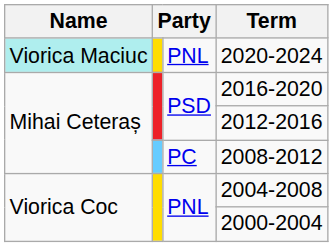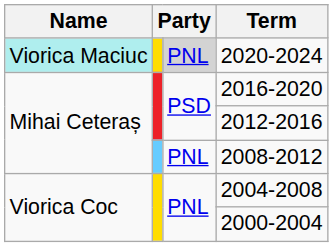(188, 55) no background -> (188, 55) lightgrey background
(182, 156) PC -> (188, 156) PNL
